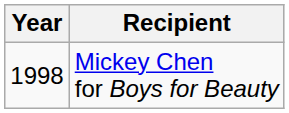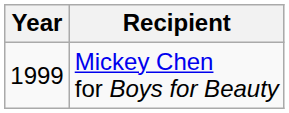(37, 75) 1998 -> (37, 75) 1999
